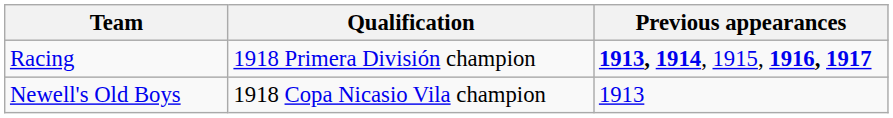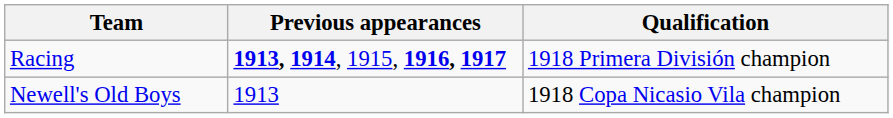columns swapped: (411, 22) <-> (741, 22)
